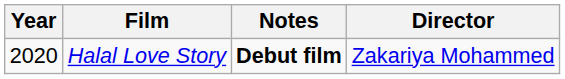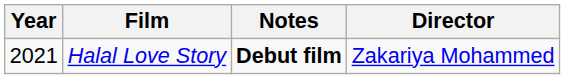(34, 55) 2020 -> (34, 55) 2021
